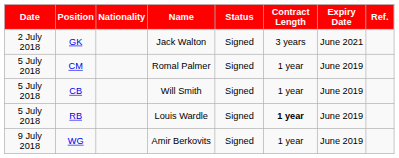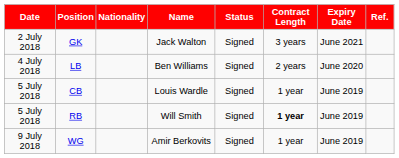+ row: (76, 67)
- row: (76, 67)
(181, 92) Will Smith -> (181, 92) Louis Wardle
(181, 116) Louis Wardle -> (181, 116) Will Smith
